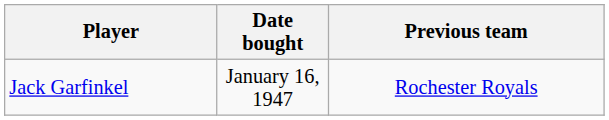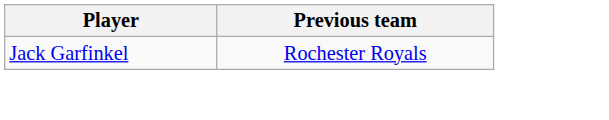- column: (273, 32)
